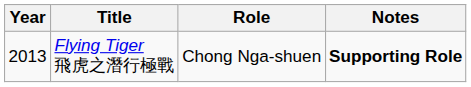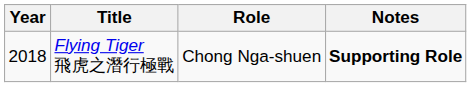(28, 56) 2013 -> (28, 56) 2018
